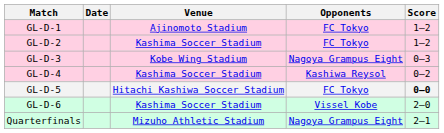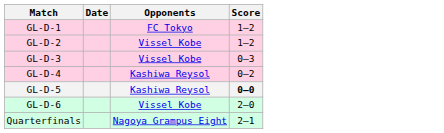- column: (198, 12)
(346, 43) FC Tokyo -> (170, 43) Vissel Kobe
(346, 58) Nagoya Grampus Eight -> (170, 58) Vissel Kobe
(346, 89) FC Tokyo -> (170, 89) Kashiwa Reysol
